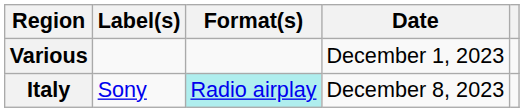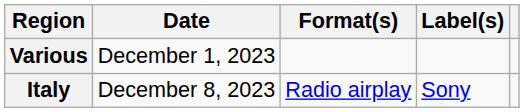columns swapped: (415, 21) <-> (139, 21)
(253, 90) paleturquoise background -> (348, 90) no background
